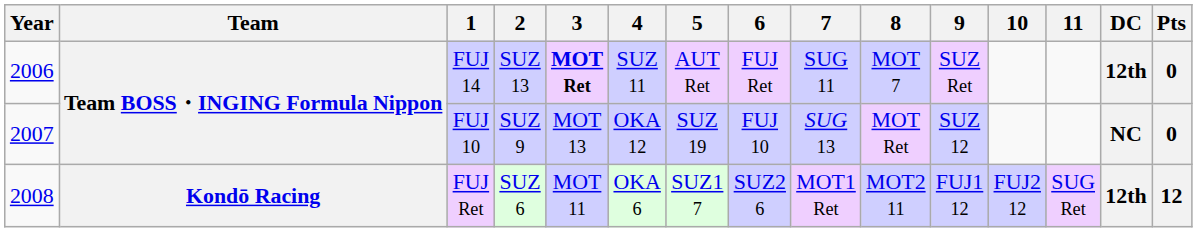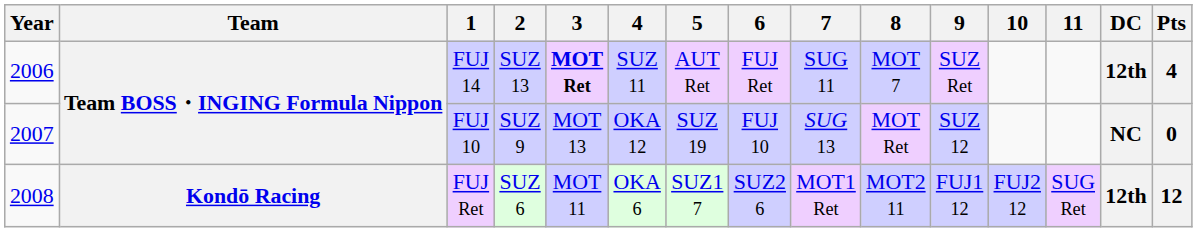(1171, 71) 0 -> (1171, 71) 4
